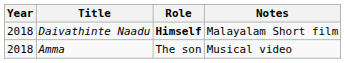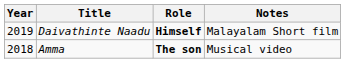(20, 31) 2018 -> (20, 31) 2019
(179, 49) normal -> (179, 49) bold
